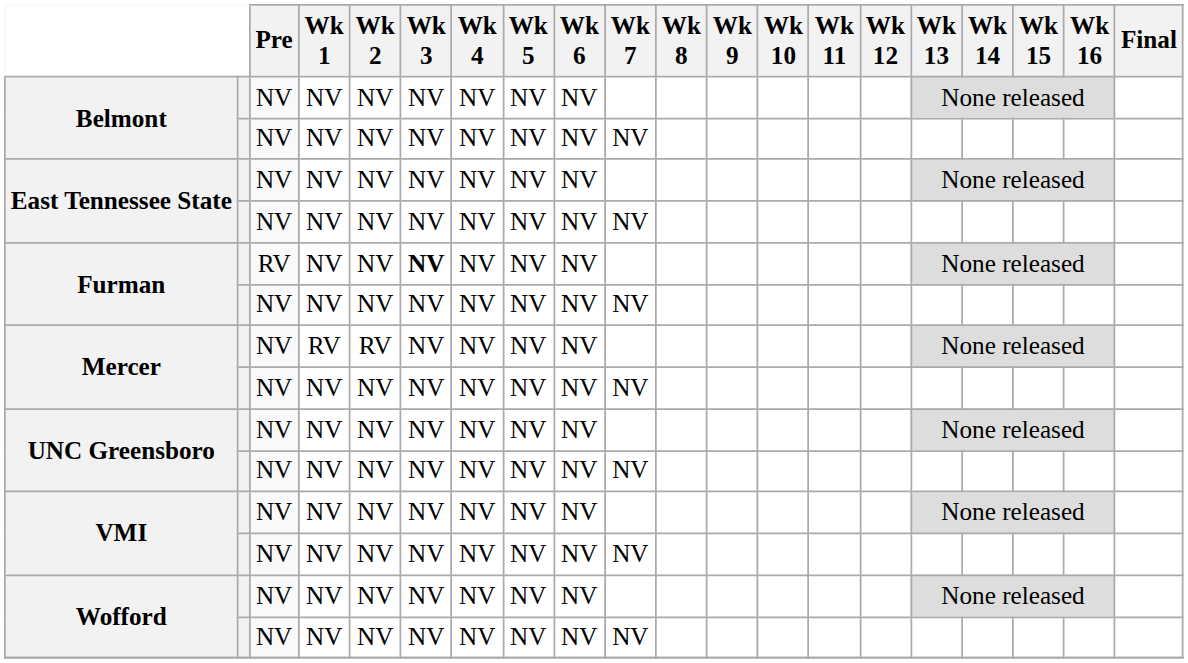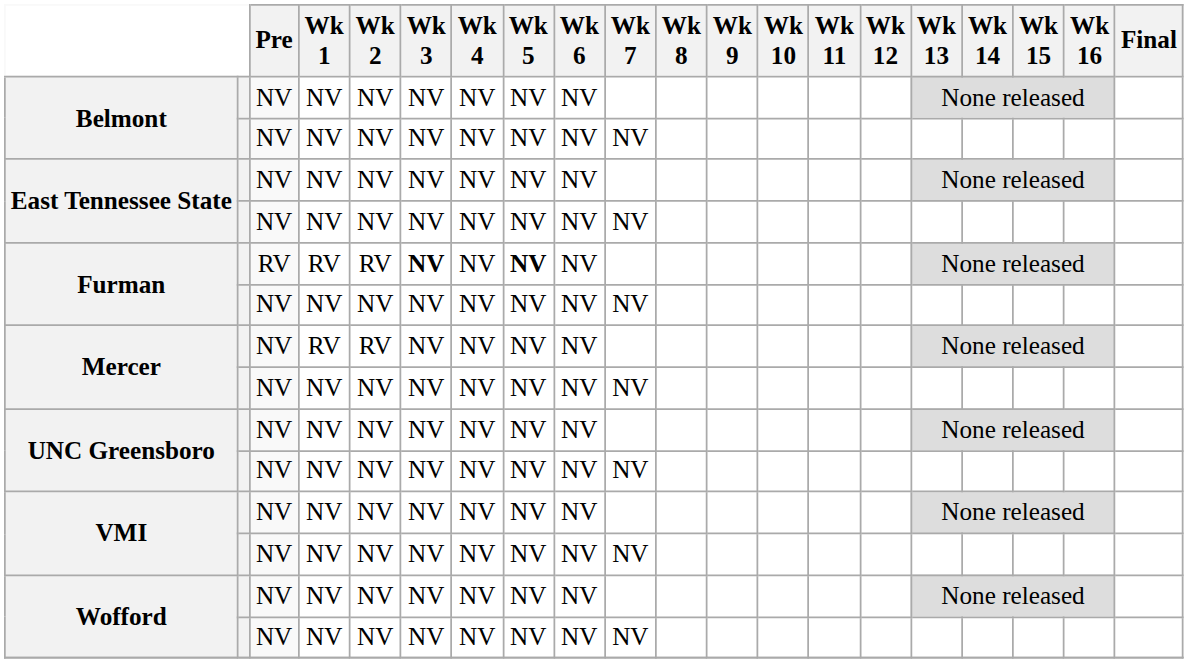(324, 263) NV -> (324, 263) RV
(375, 263) NV -> (375, 263) RV
(528, 263) normal -> (528, 263) bold
